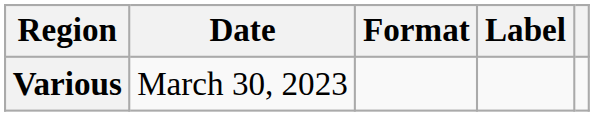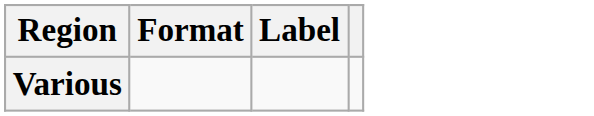- column: (242, 30)
